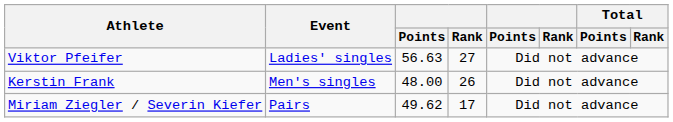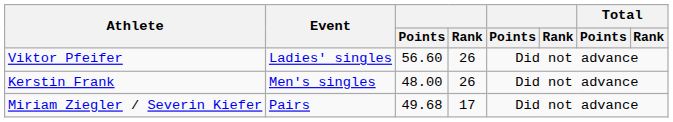(422, 59) 56.63 -> (422, 59) 56.60
(467, 59) 27 -> (467, 59) 26
(422, 105) 49.62 -> (422, 105) 49.68
